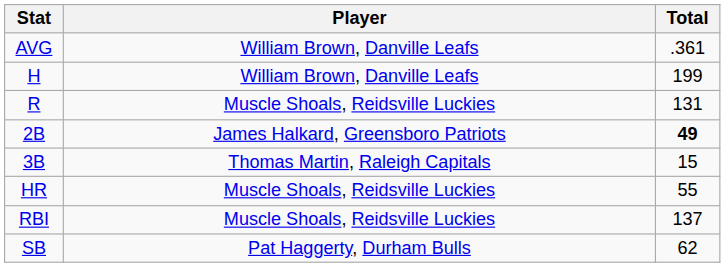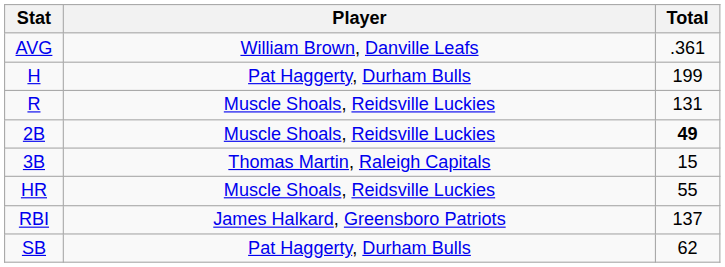(359, 76) William Brown, Danville Leafs -> (359, 76) Pat Haggerty, Durham Bulls
(359, 133) James Halkard, Greensboro Patriots -> (359, 133) Muscle Shoals, Reidsville Luckies
(359, 219) Muscle Shoals, Reidsville Luckies -> (359, 219) James Halkard, Greensboro Patriots
